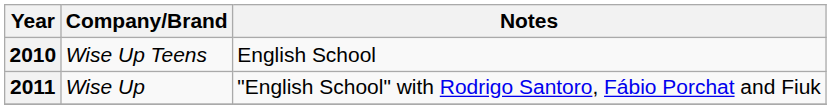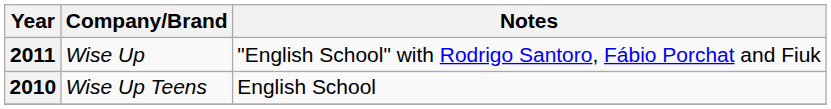rows swapped: (33, 54) <-> (33, 87)
